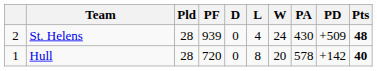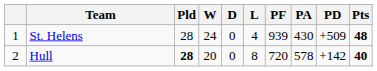columns swapped: (280, 14) <-> (212, 14)
(15, 35) 2 -> (15, 35) 1
(15, 55) 1 -> (15, 55) 2
(187, 55) normal -> (187, 55) bold
